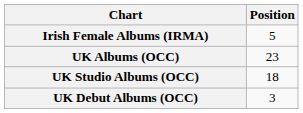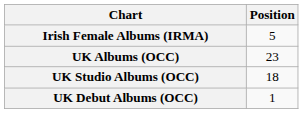(272, 98) 3 -> (272, 98) 1
